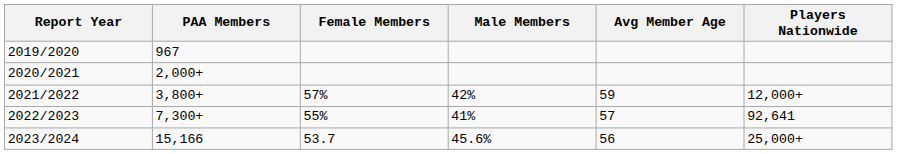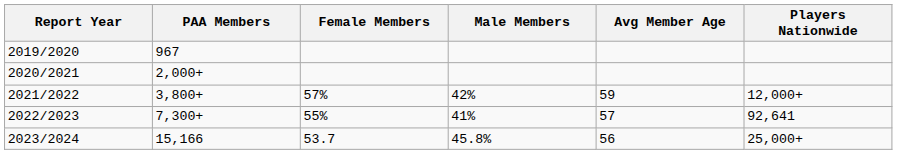(471, 139) 45.6% -> (471, 139) 45.8%
